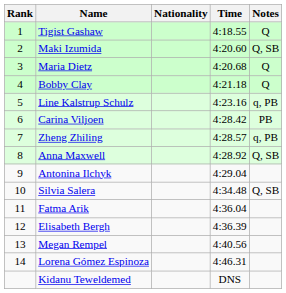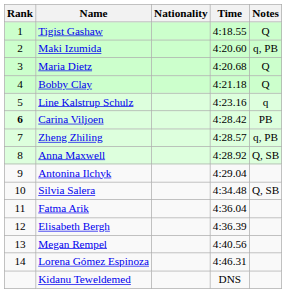(266, 48) Q, SB -> (266, 48) q, PB
(266, 102) q, PB -> (266, 102) q
(20, 119) normal -> (20, 119) bold
